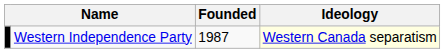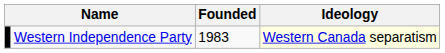(214, 37) 1987 -> (214, 37) 1983
